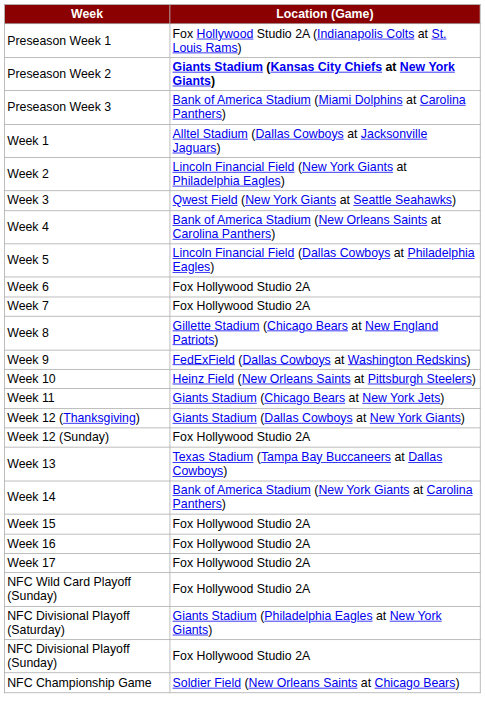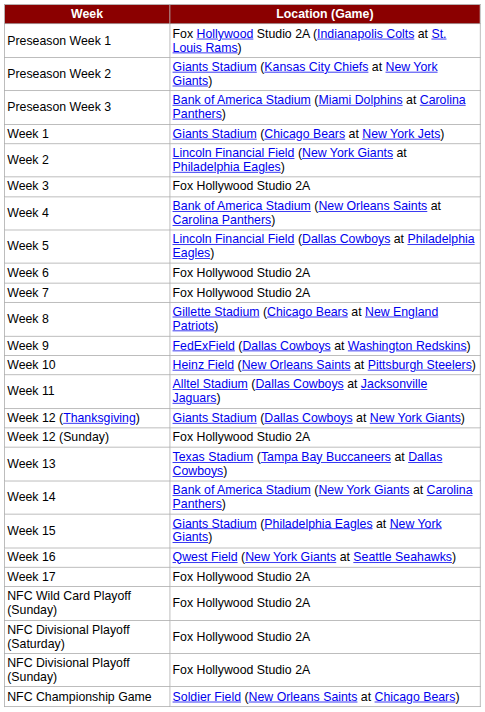(314, 74) bold -> (305, 74) normal
(300, 140) Alltel Stadium (Dallas Cowboys at Jacksonville Jaguars) -> (308, 134) Giants Stadium (Chicago Bears at New York Jets)
(314, 200) Qwest Field (New York Giants at Seattle Seahawks) -> (241, 186) Fox Hollywood Studio 2A
(308, 398) Giants Stadium (Chicago Bears at New York Jets) -> (300, 391) Alltel Stadium (Dallas Cowboys at Jacksonville Jaguars)
(241, 524) Fox Hollywood Studio 2A -> (307, 531) Giants Stadium (Philadelphia Eagles at New York Giants)
(241, 543) Fox Hollywood Studio 2A -> (314, 557) Qwest Field (New York Giants at Seattle Seahawks)
(307, 623) Giants Stadium (Philadelphia Eagles at New York Giants) -> (241, 636) Fox Hollywood Studio 2A
